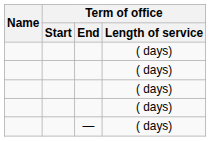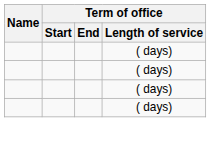- row: (23, 126)
